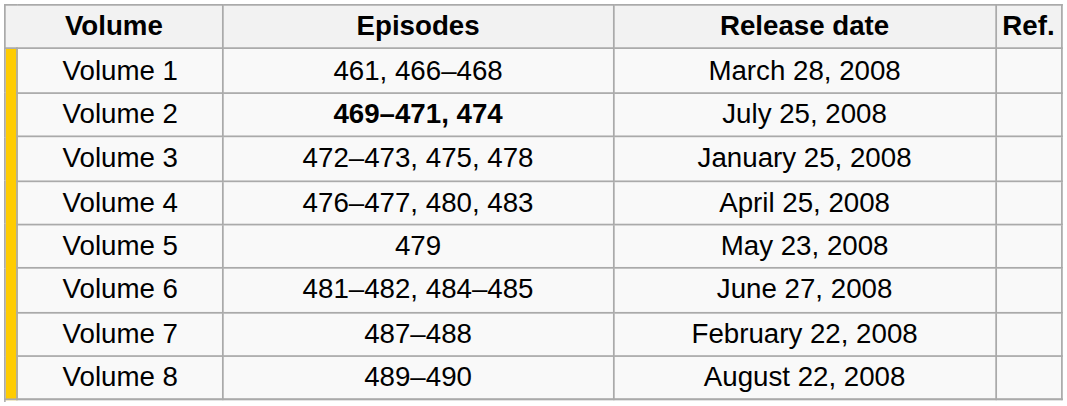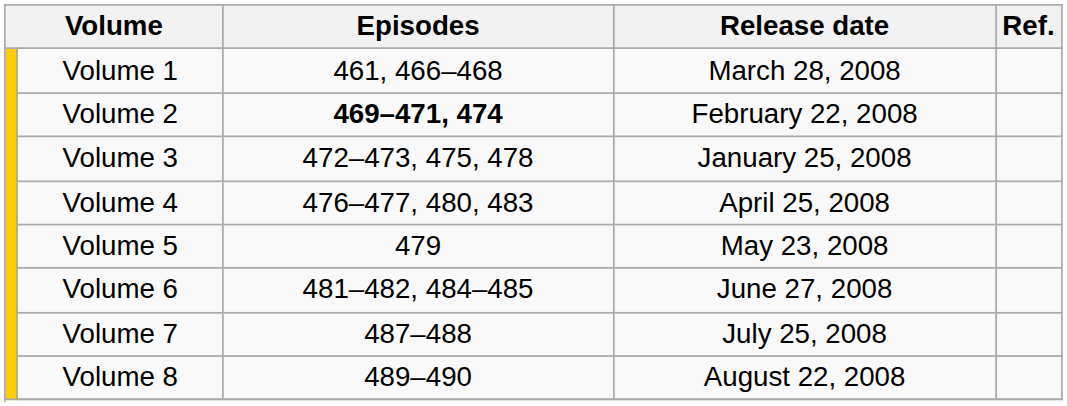(805, 114) July 25, 2008 -> (805, 114) February 22, 2008
(805, 333) February 22, 2008 -> (805, 333) July 25, 2008
